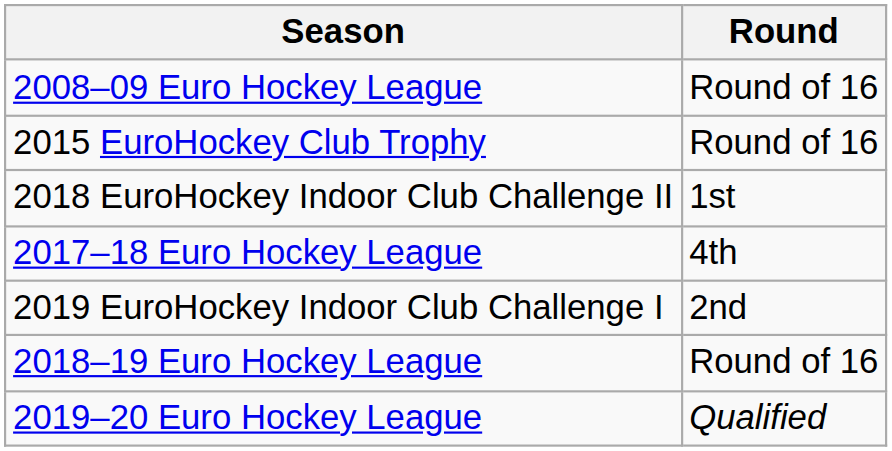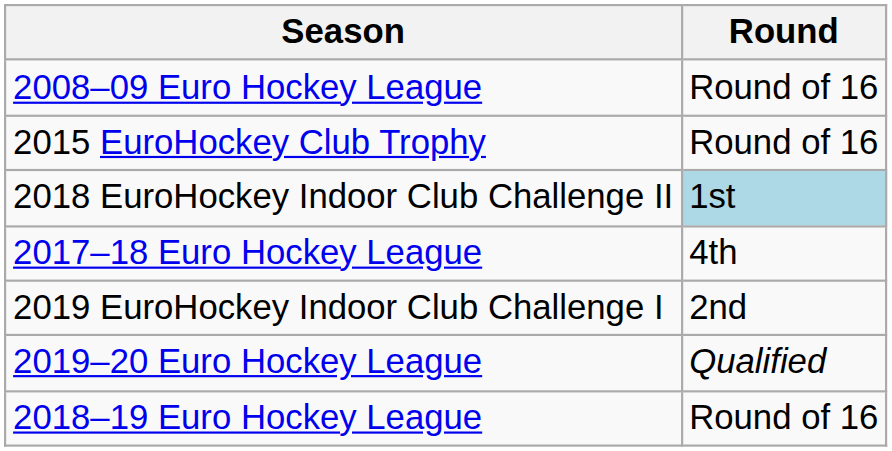(712, 197) no background -> (712, 197) lightblue background
rows swapped: (248, 362) <-> (248, 417)
